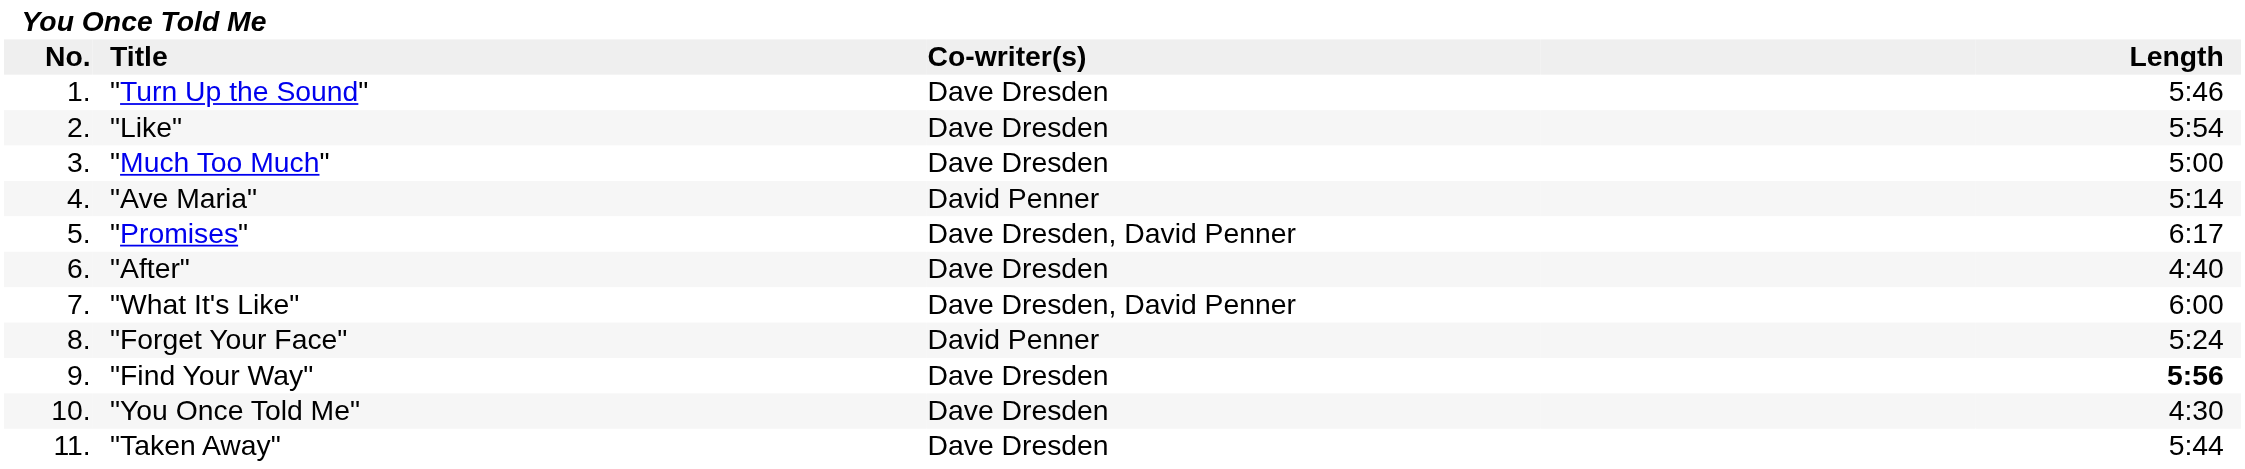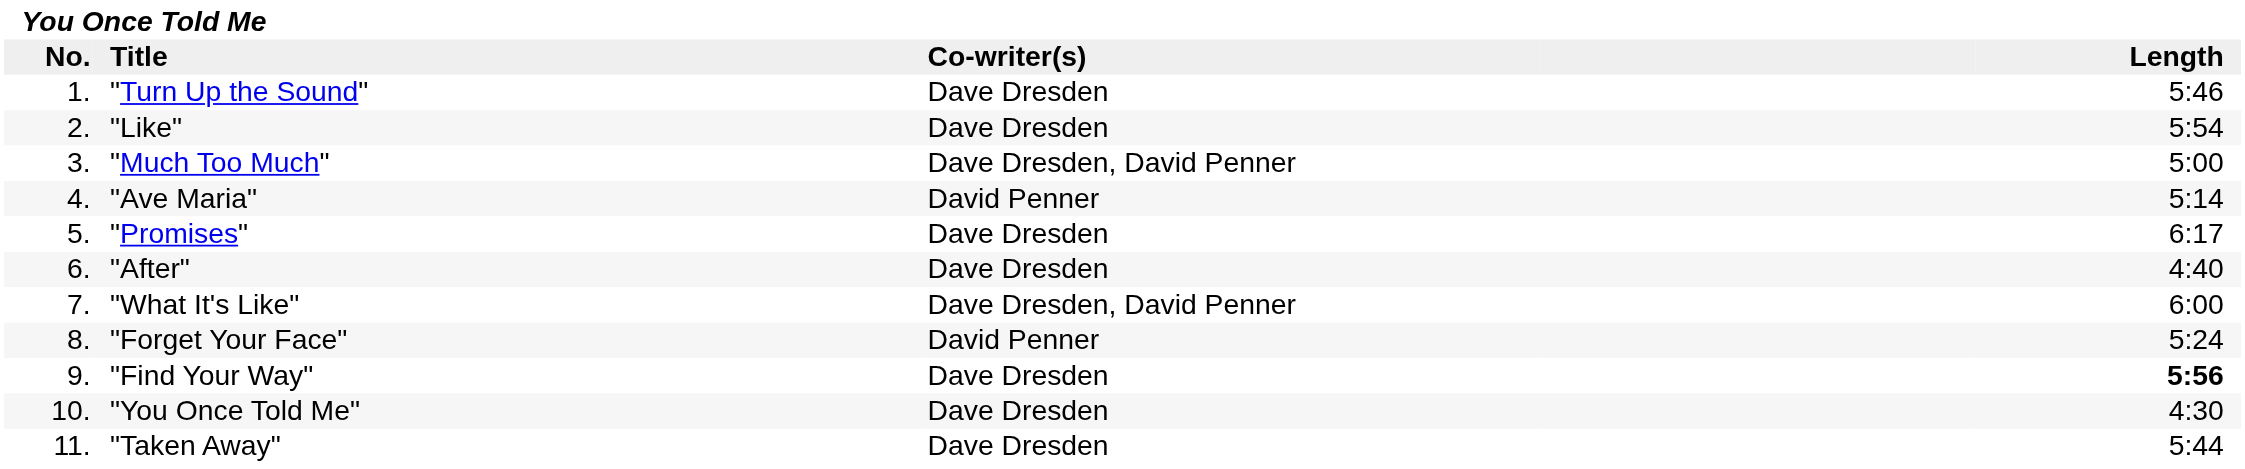(1018, 162) Dave Dresden -> (1112, 162) Dave Dresden, David Penner
(1112, 233) Dave Dresden, David Penner -> (1018, 233) Dave Dresden
